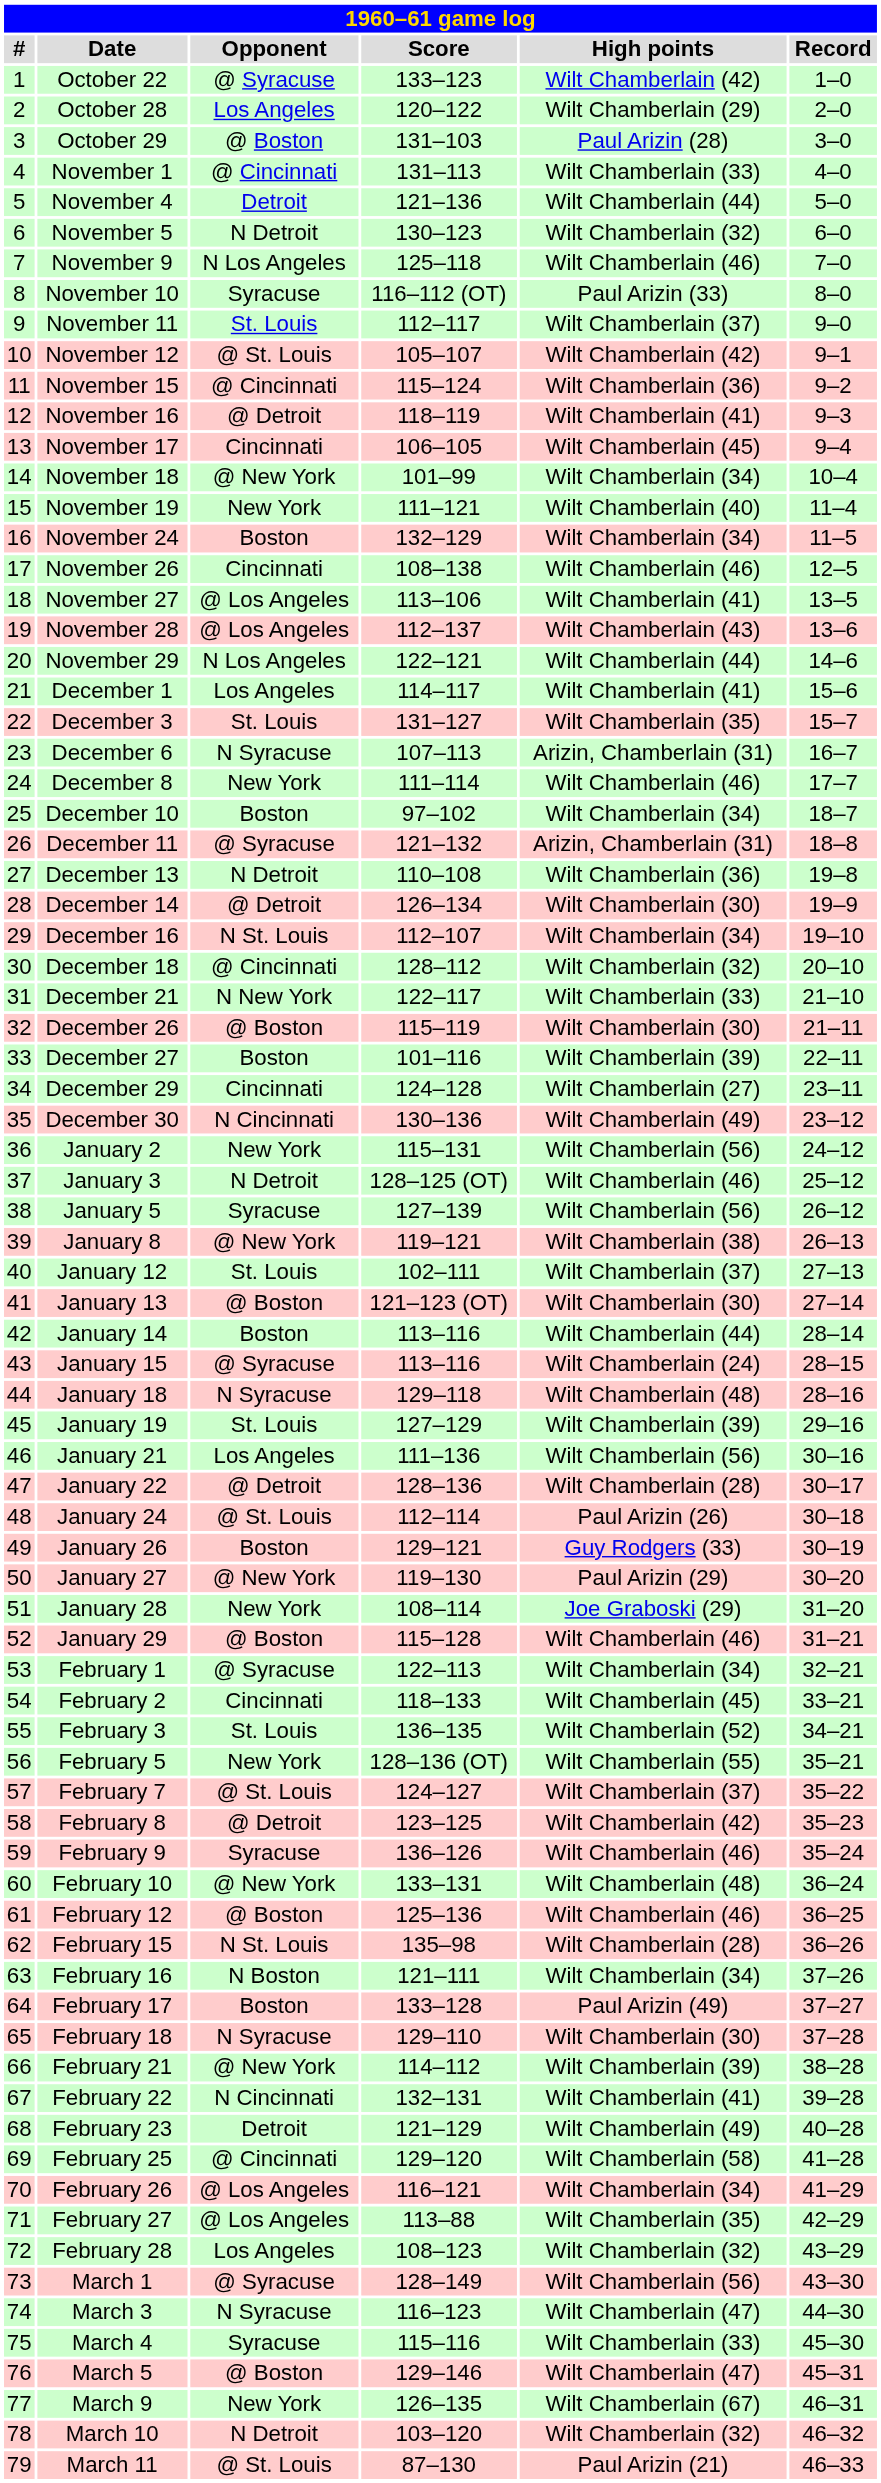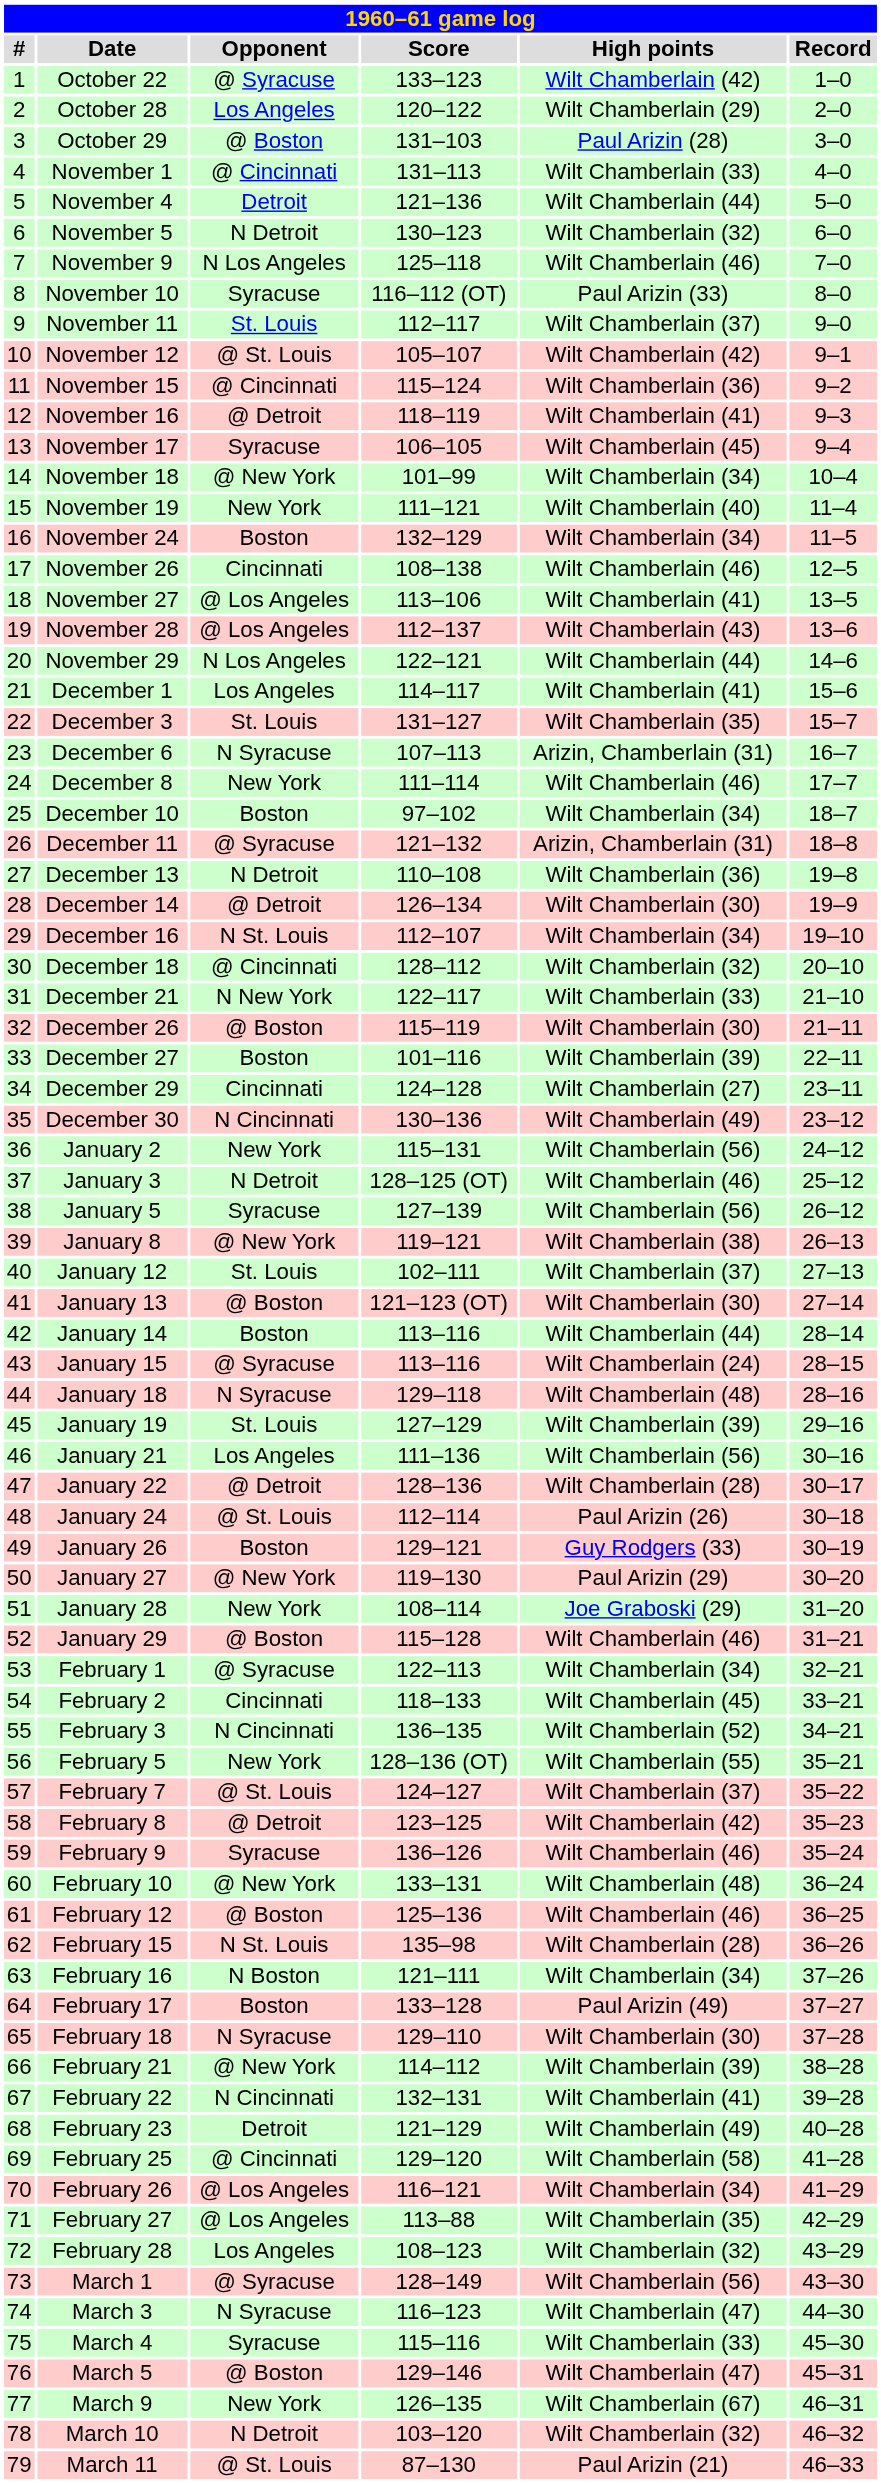(274, 446) Cincinnati -> (274, 446) Syracuse
(274, 1730) St. Louis -> (274, 1730) N Cincinnati
